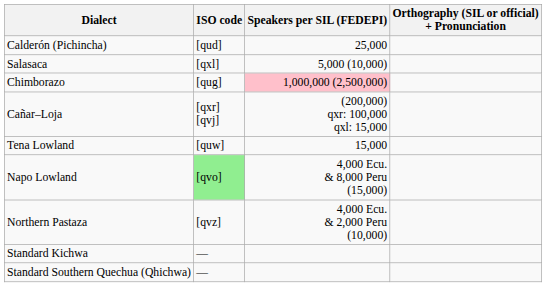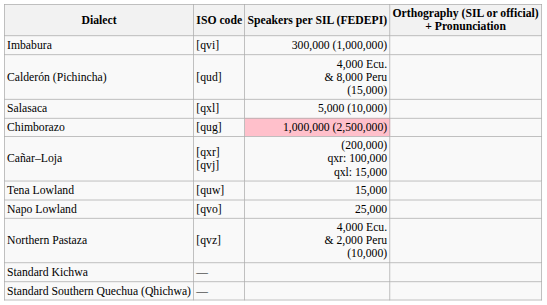+ row: (29, 45)
(371, 45) 25,000 -> (356, 77) 4,000 Ecu. & 8,000 Peru (15,000)
(209, 177) lightgreen background -> (209, 209) no background
(356, 177) 4,000 Ecu. & 8,000 Peru (15,000) -> (371, 209) 25,000
